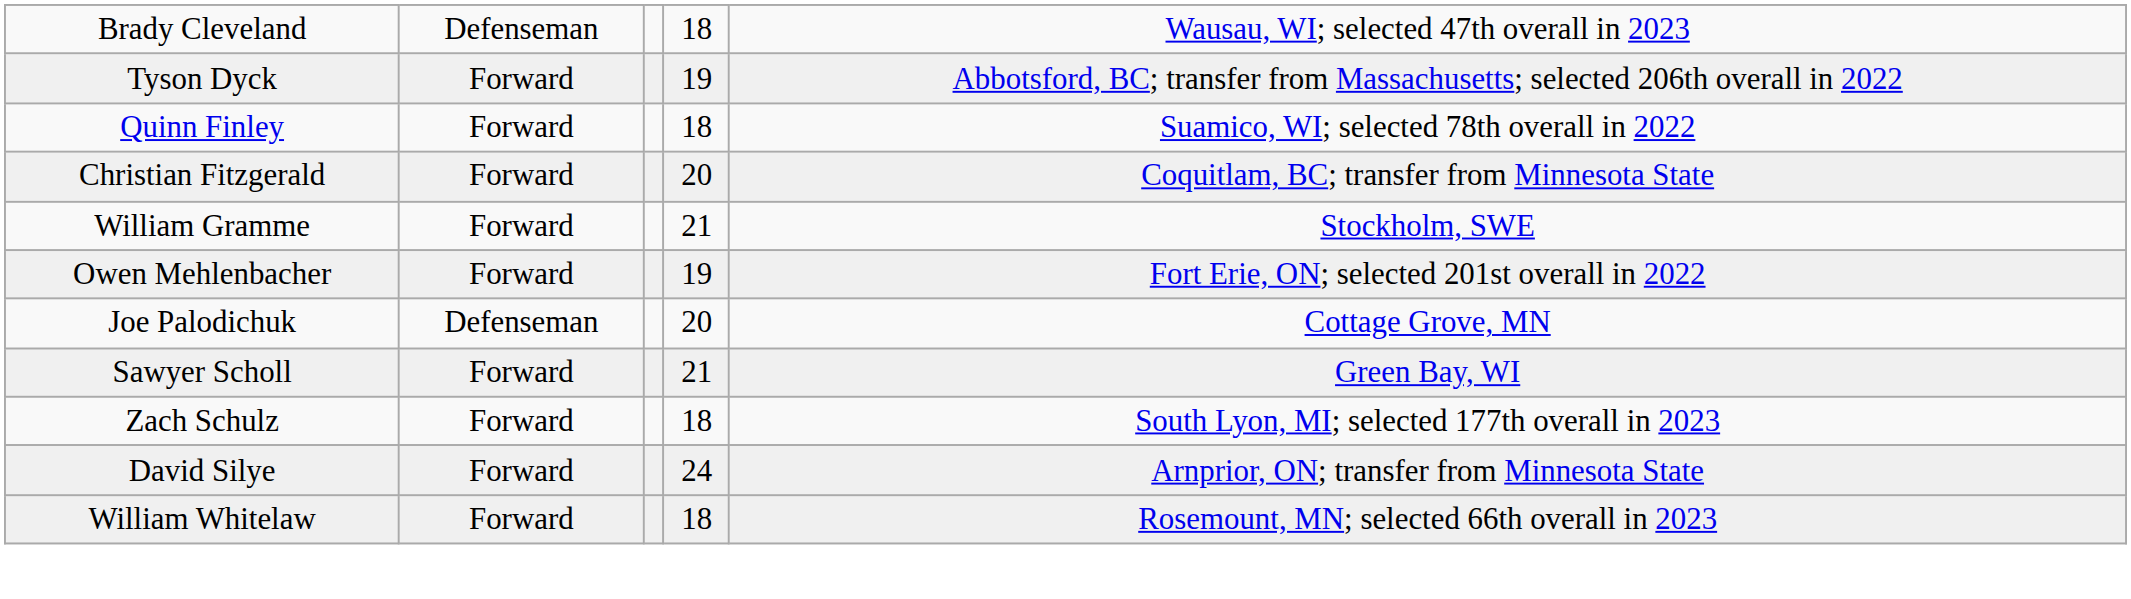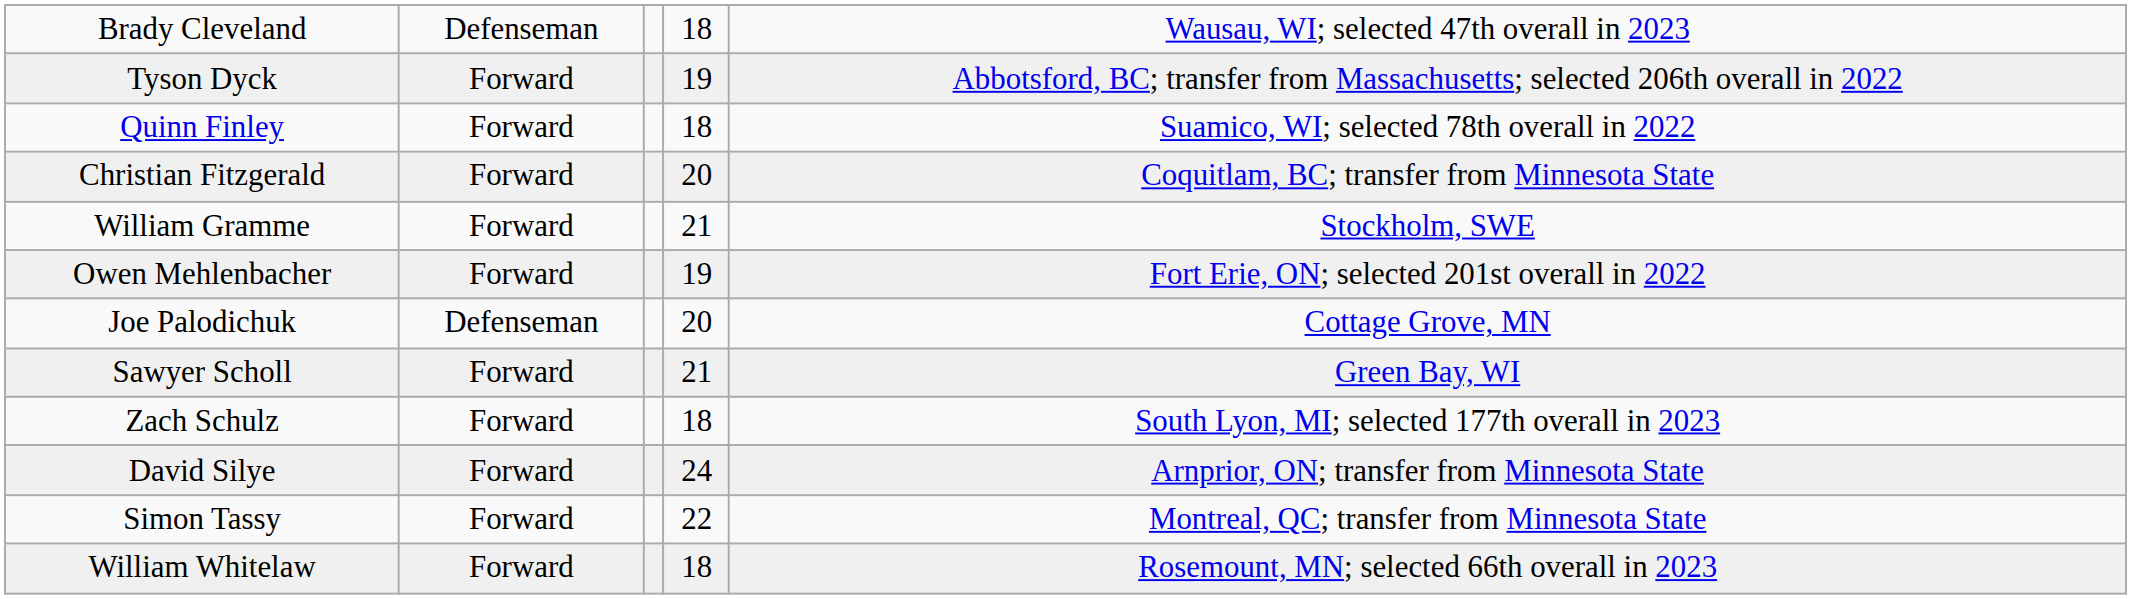+ row: (202, 518)
